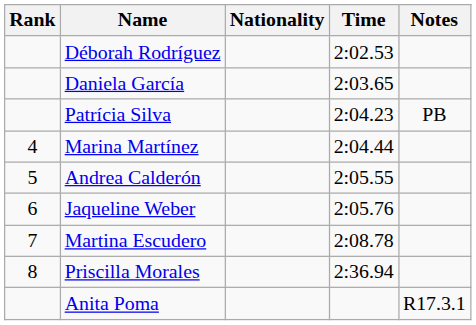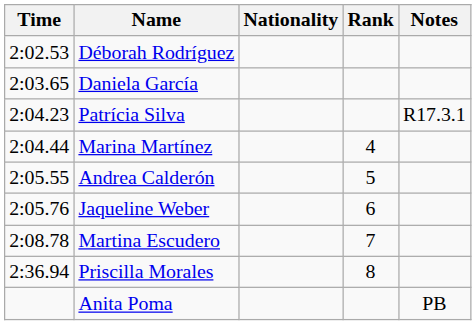columns swapped: (32, 20) <-> (364, 20)
(434, 114) PB -> (434, 114) R17.3.1
(434, 303) R17.3.1 -> (434, 303) PB
